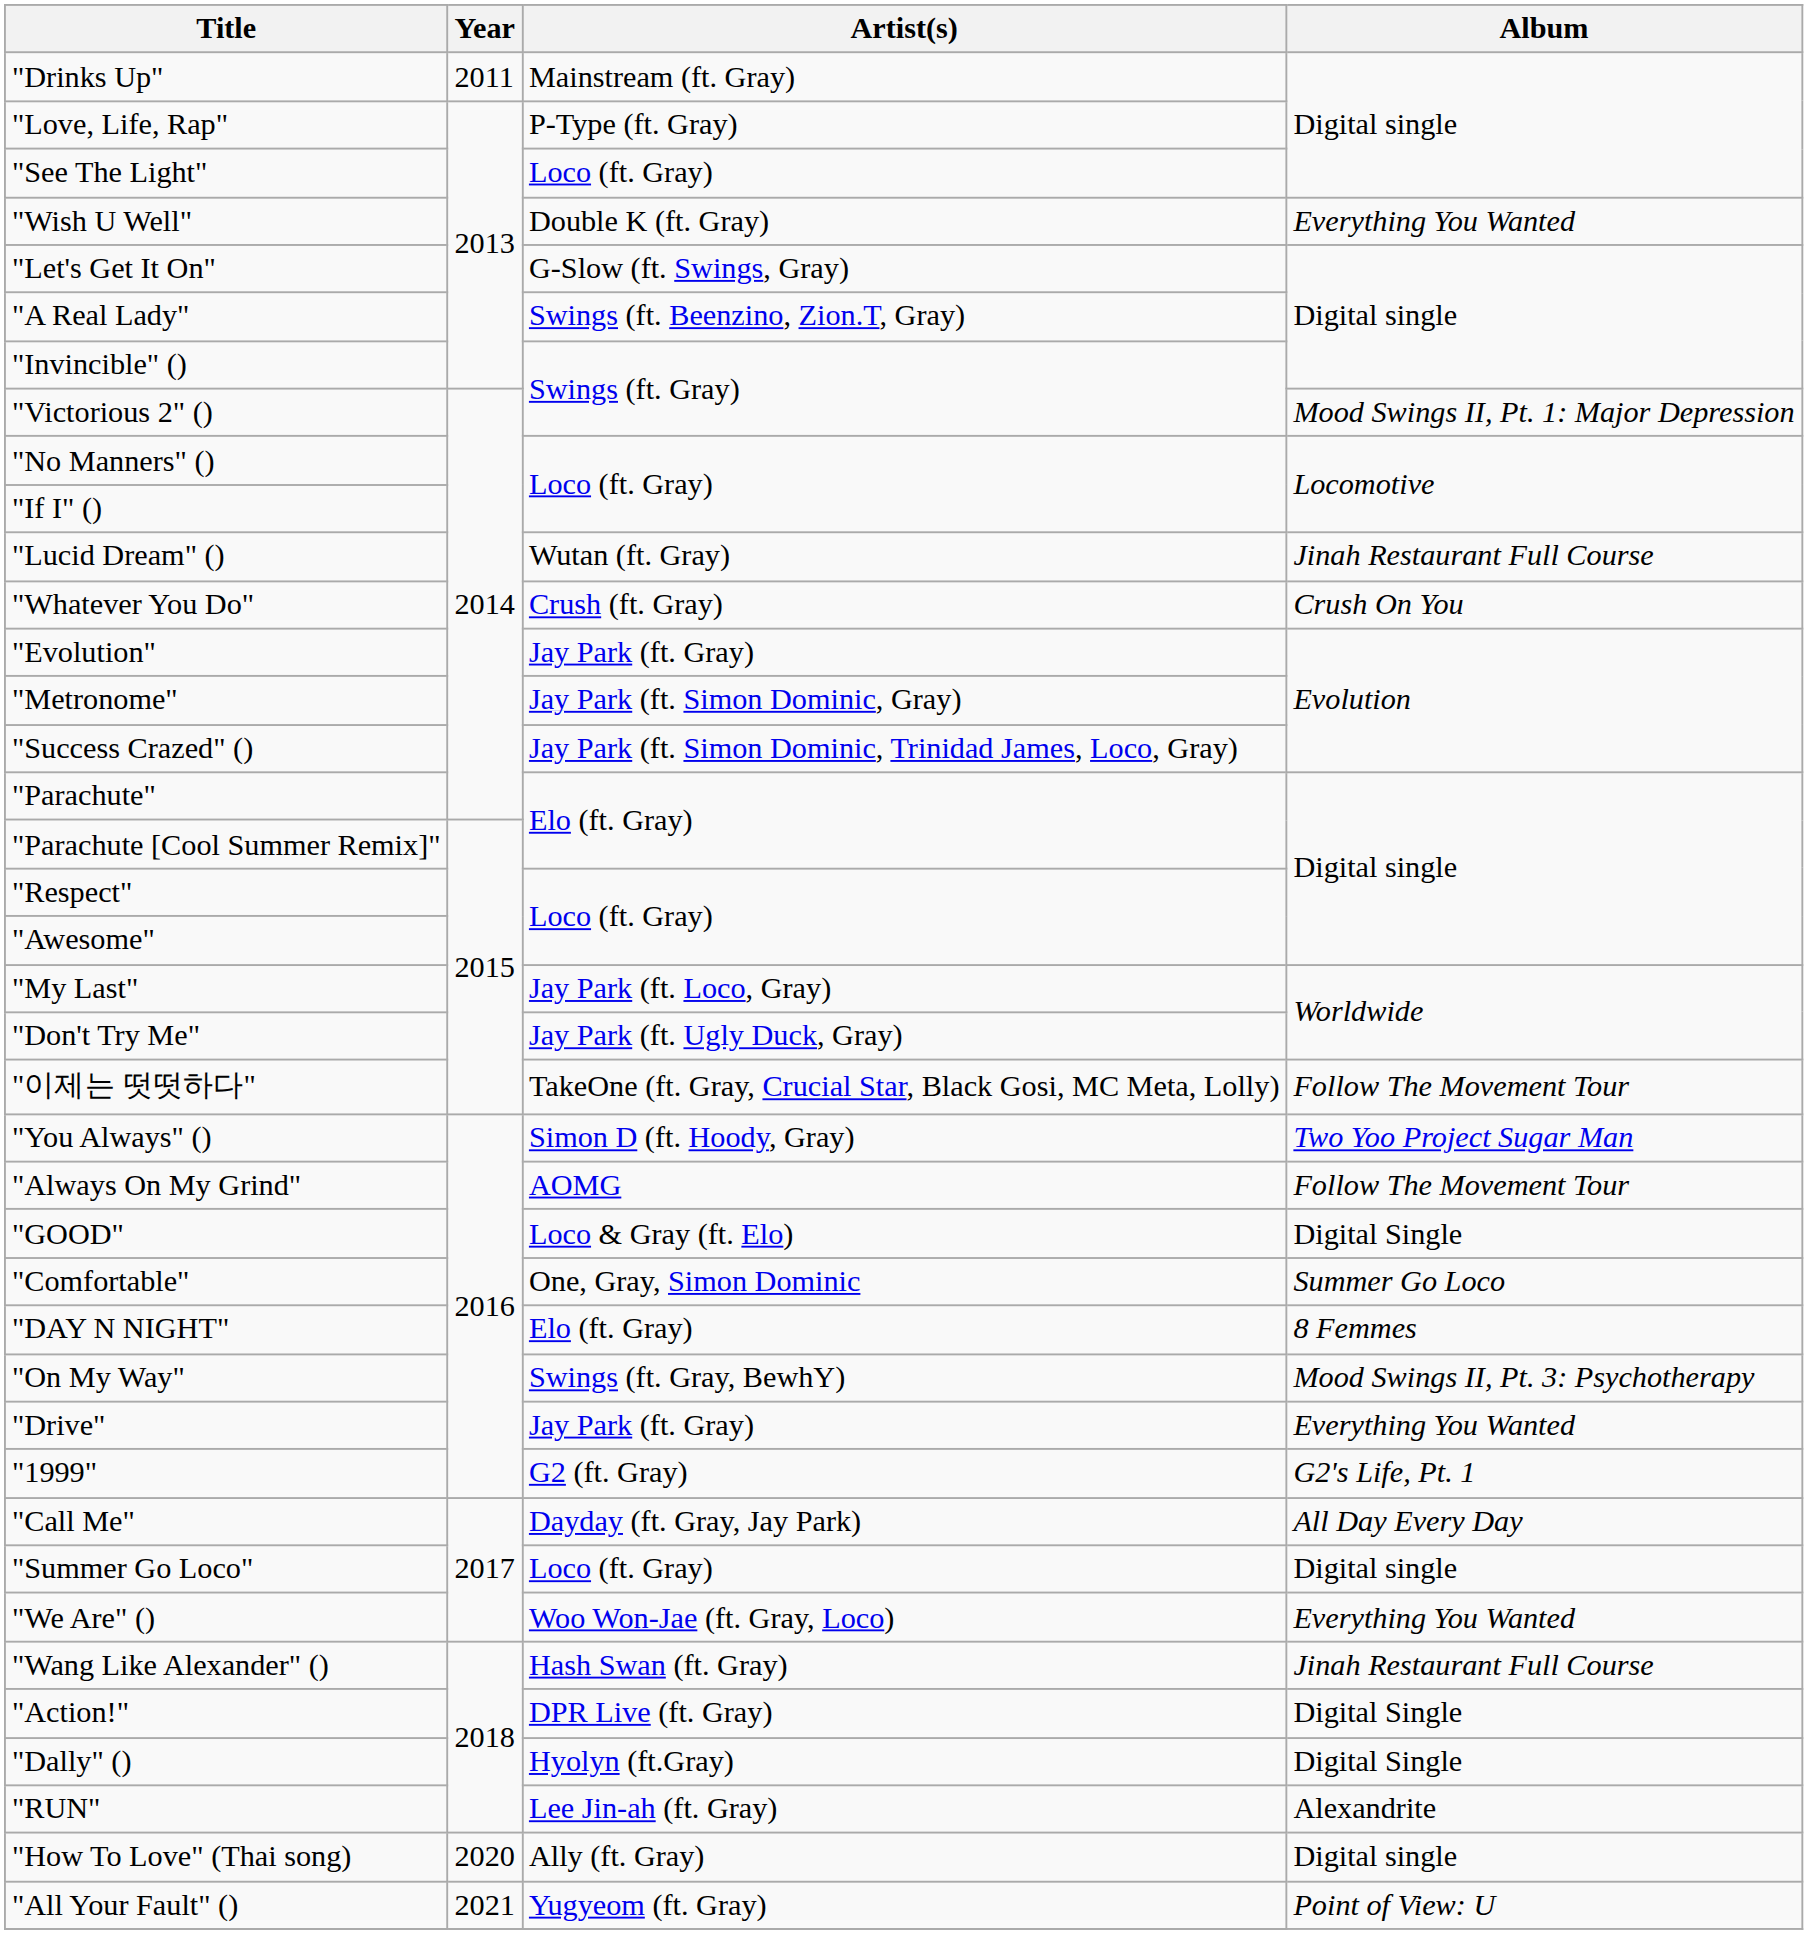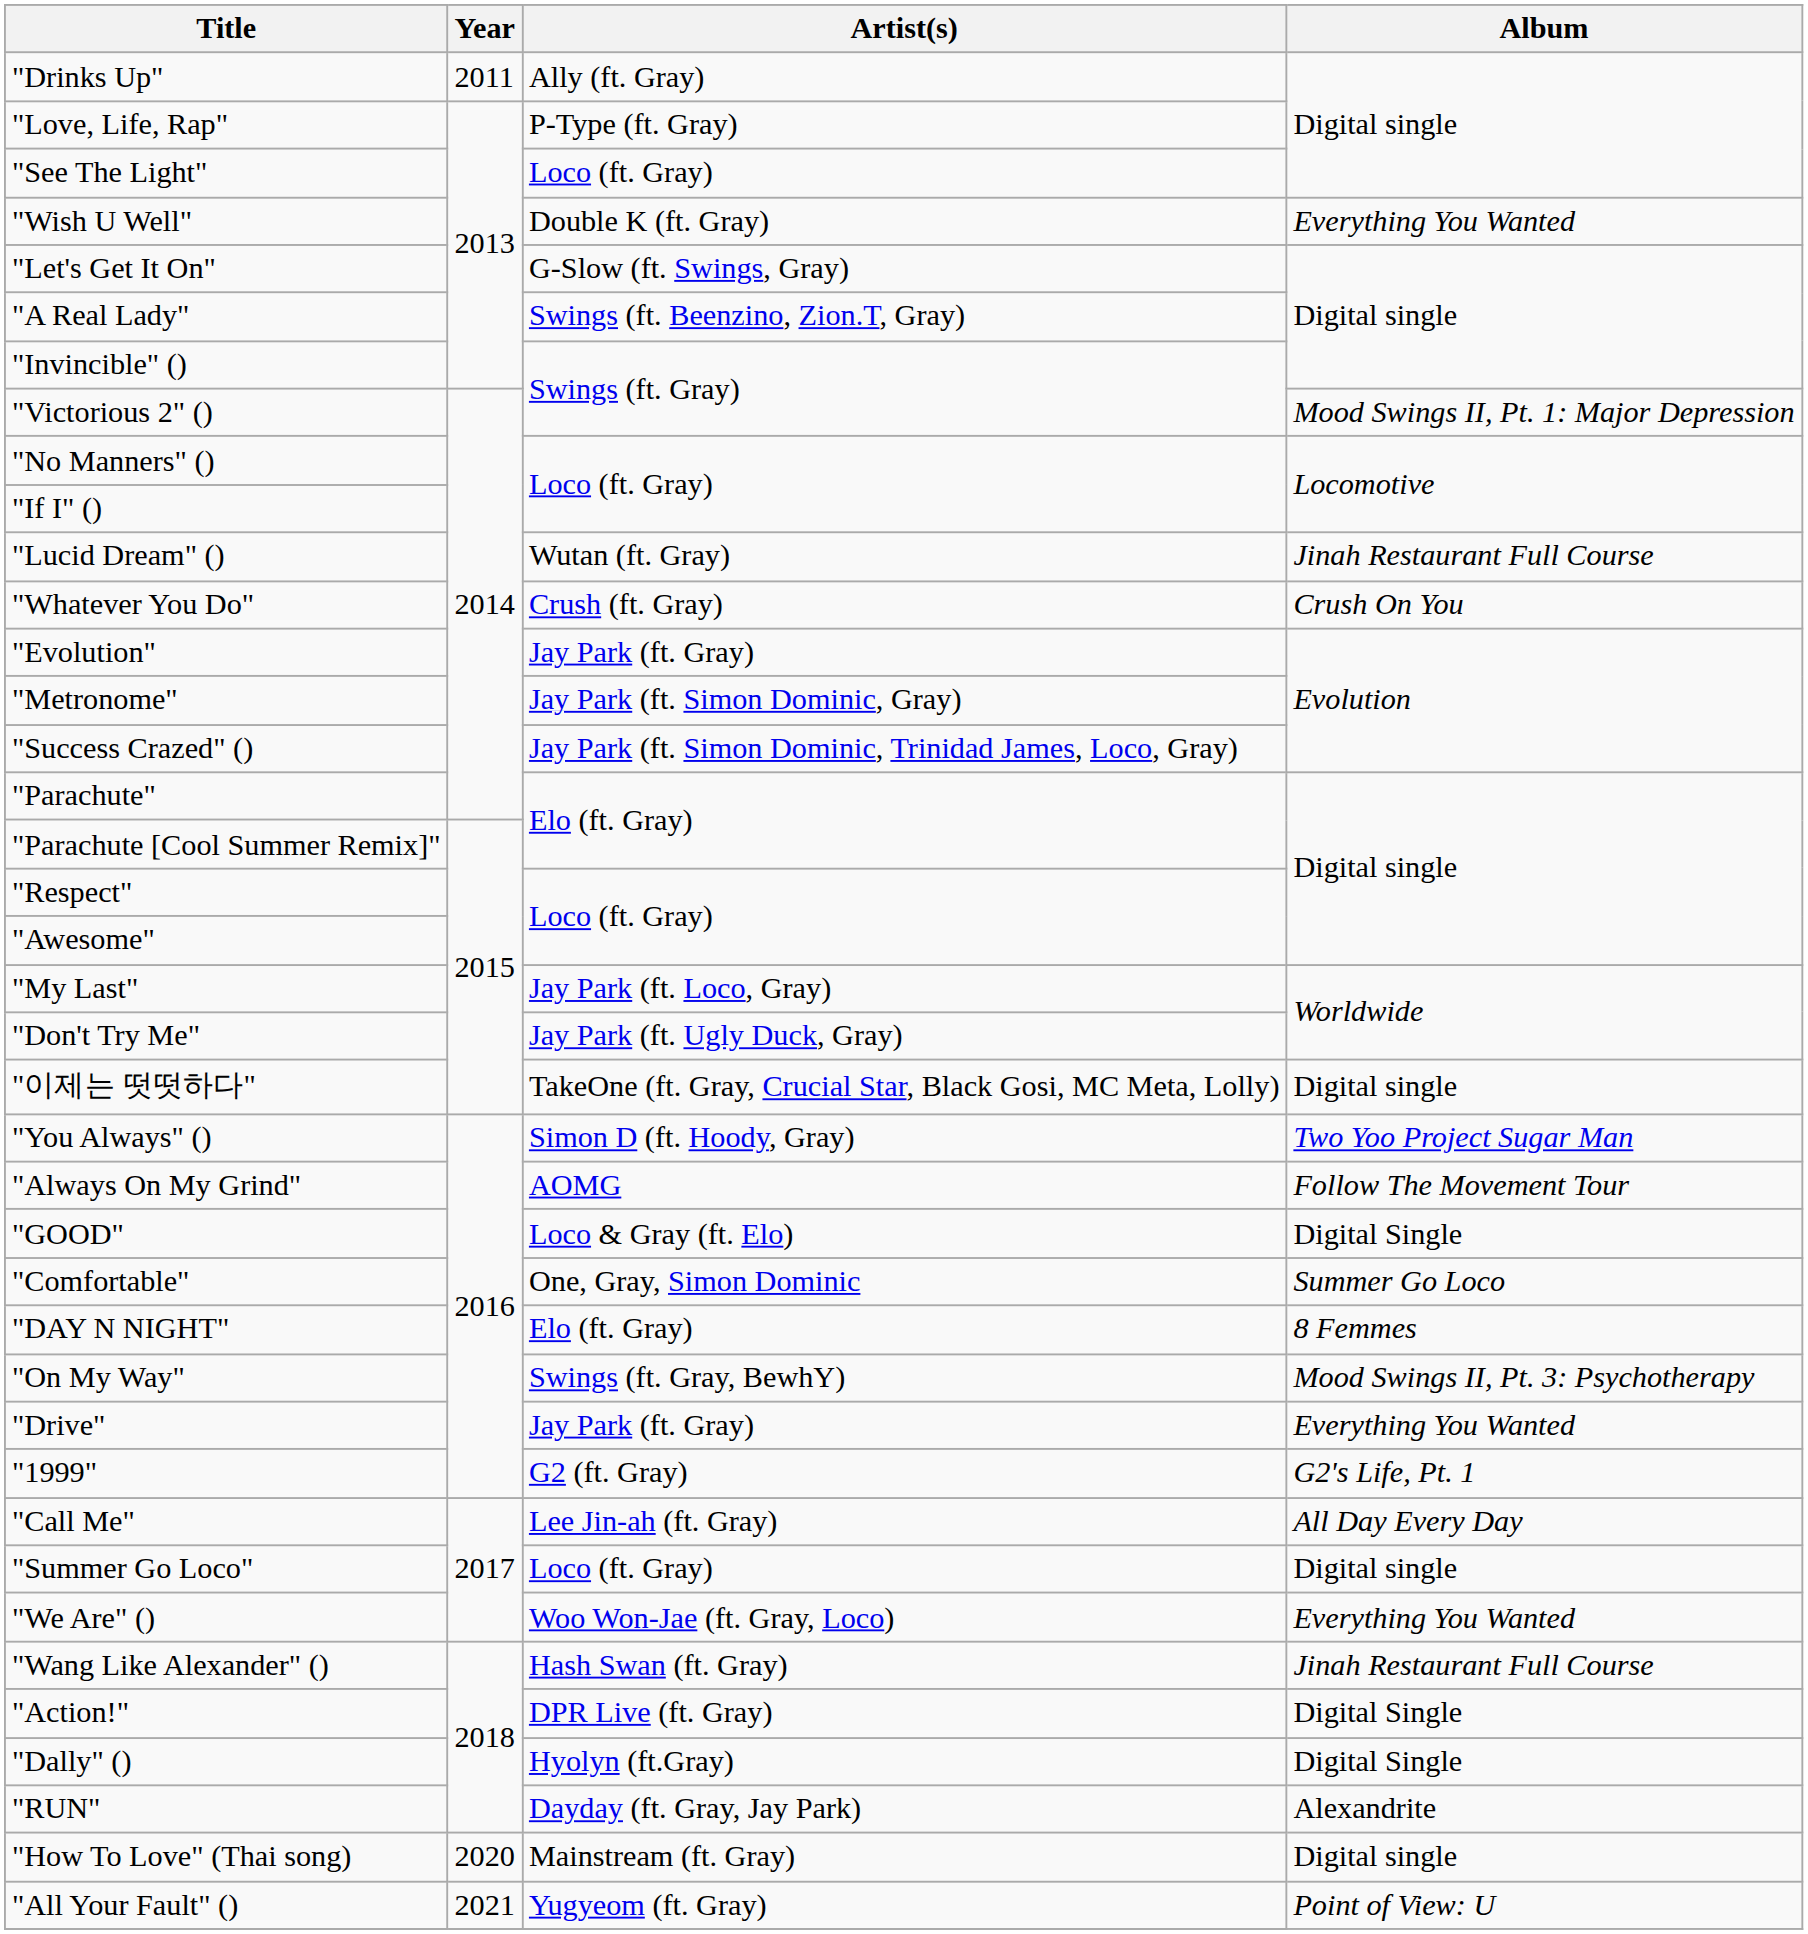(662, 76) Mainstream (ft. Gray) -> (617, 76) Ally (ft. Gray)
(1461, 1086) Follow The Movement Tour -> (1375, 1086) Digital single
(695, 1520) Dayday (ft. Gray, Jay Park) -> (653, 1520) Lee Jin-ah (ft. Gray)
(653, 1808) Lee Jin-ah (ft. Gray) -> (695, 1808) Dayday (ft. Gray, Jay Park)
(617, 1856) Ally (ft. Gray) -> (662, 1856) Mainstream (ft. Gray)
